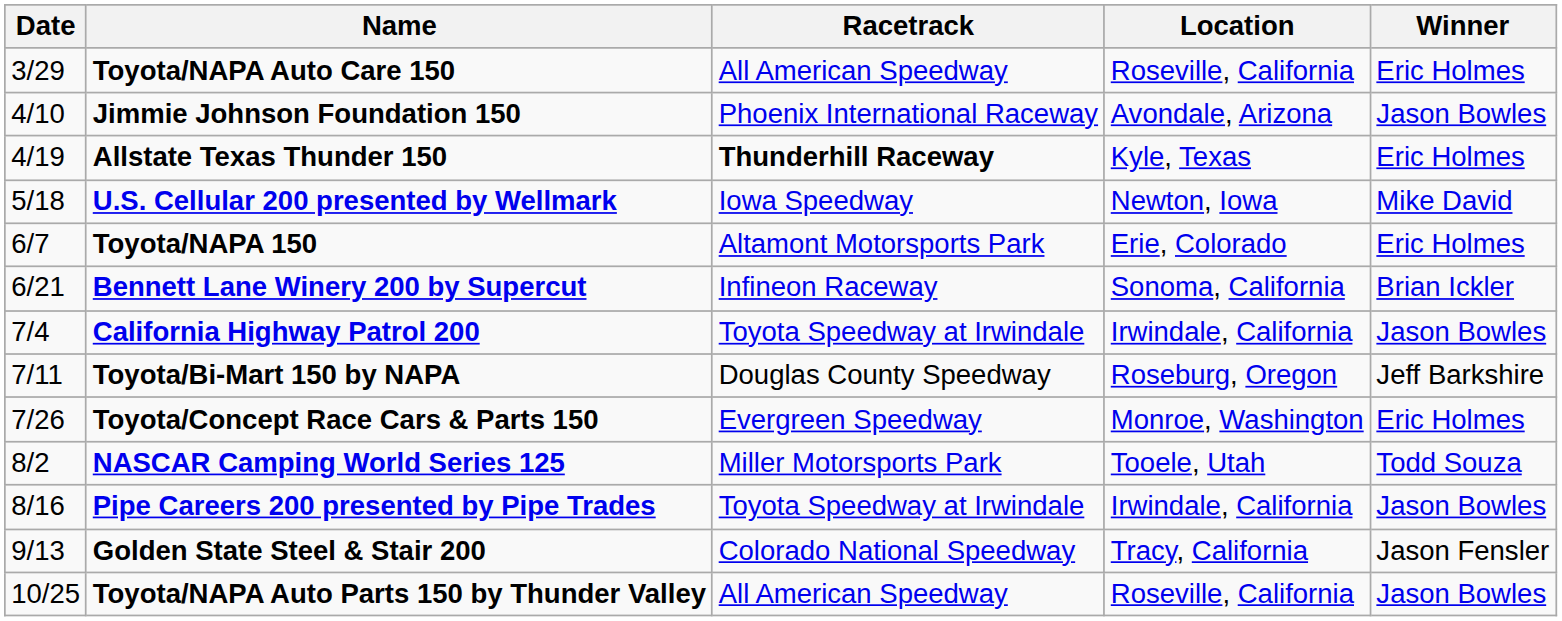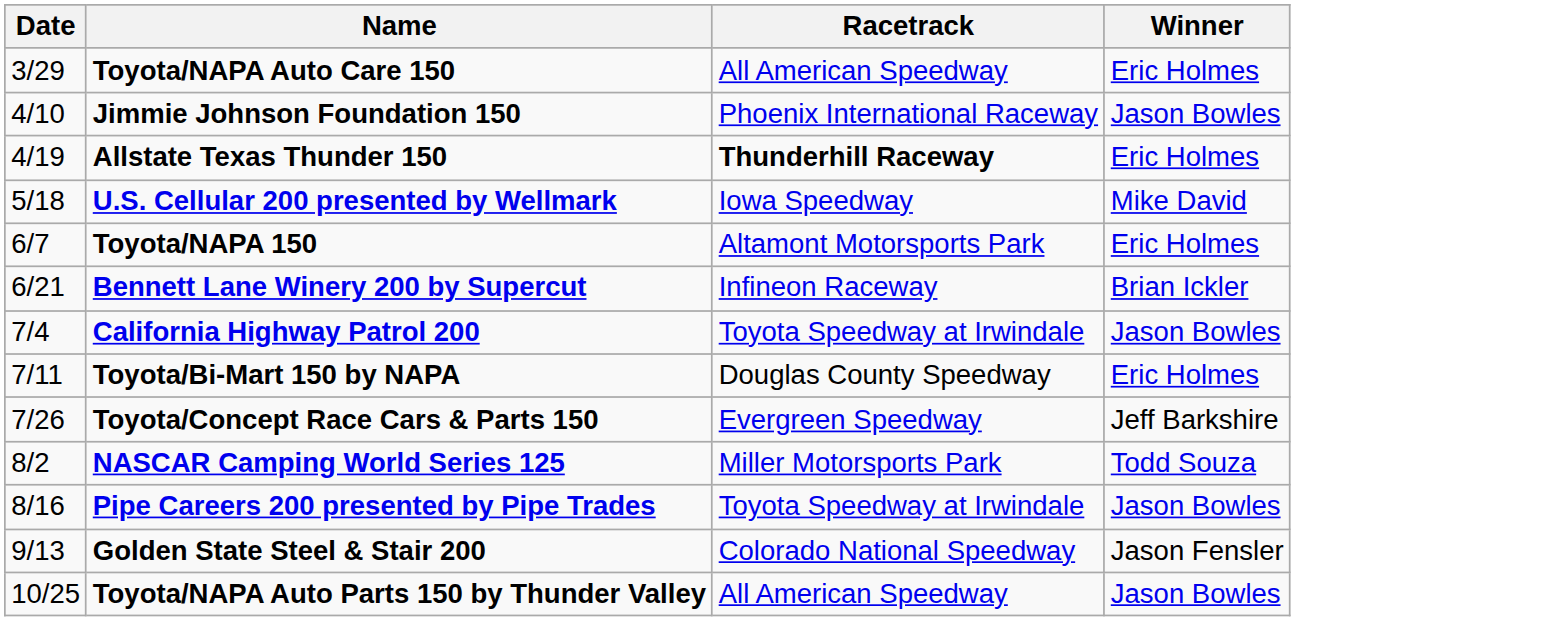- column: (1237, 26)
(1460, 375) Jeff Barkshire -> (1185, 375) Eric Holmes
(1451, 419) Eric Holmes -> (1195, 419) Jeff Barkshire
